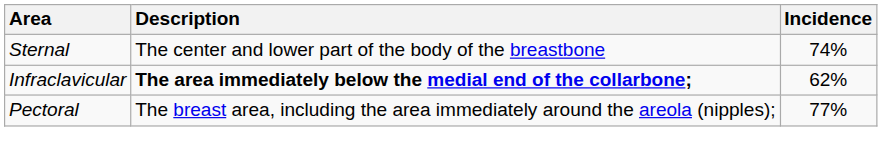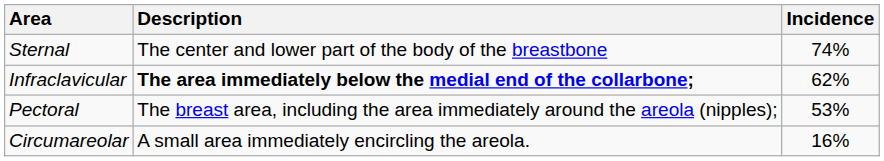(828, 110) 77% -> (830, 110) 53%
+ row: (69, 140)
